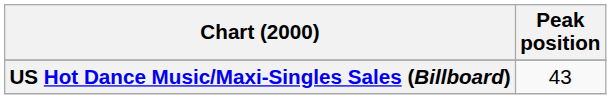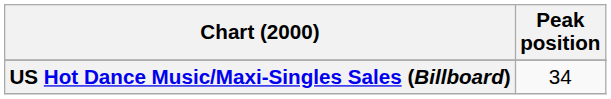(560, 76) 43 -> (560, 76) 34
